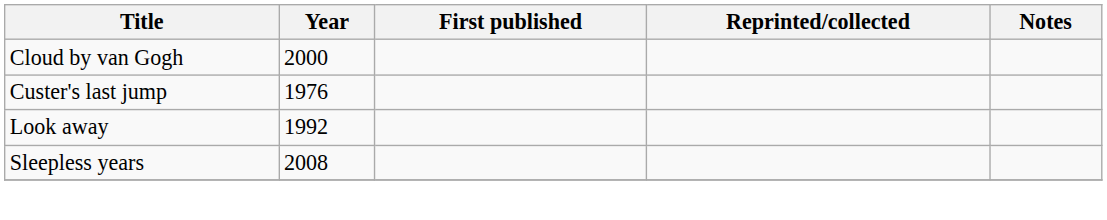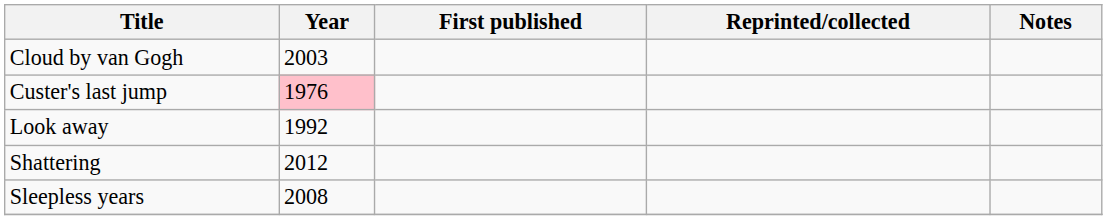(306, 57) 2000 -> (306, 57) 2003
(306, 92) no background -> (306, 92) pink background
+ row: (55, 162)
